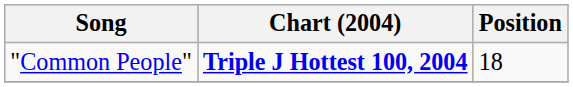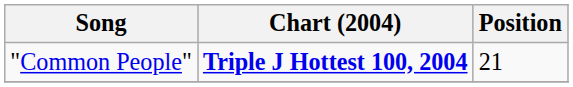(491, 61) 18 -> (491, 61) 21
